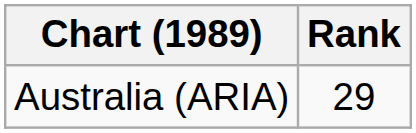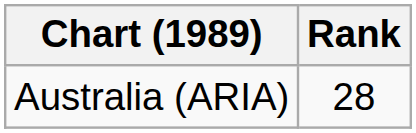(354, 95) 29 -> (354, 95) 28
